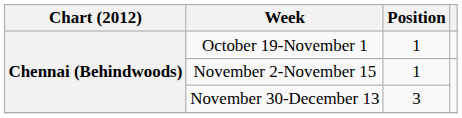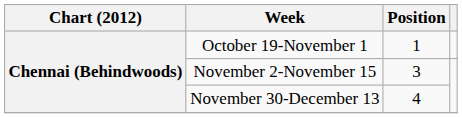(416, 71) 1 -> (416, 71) 3
(416, 98) 3 -> (416, 98) 4
